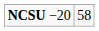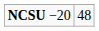(84, 15) 58 -> (84, 15) 48
